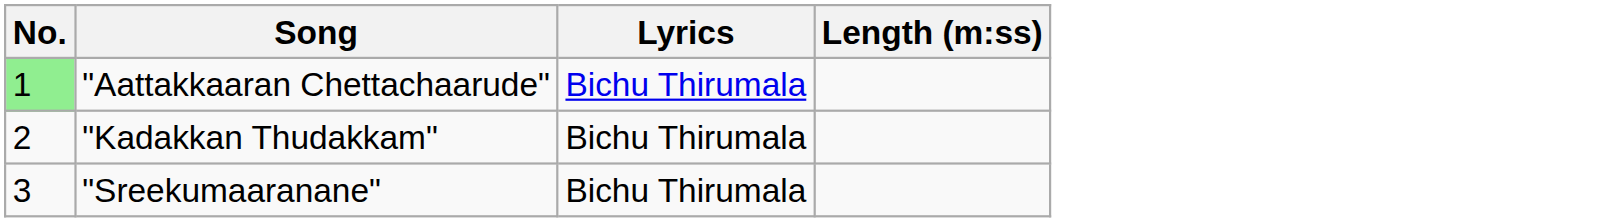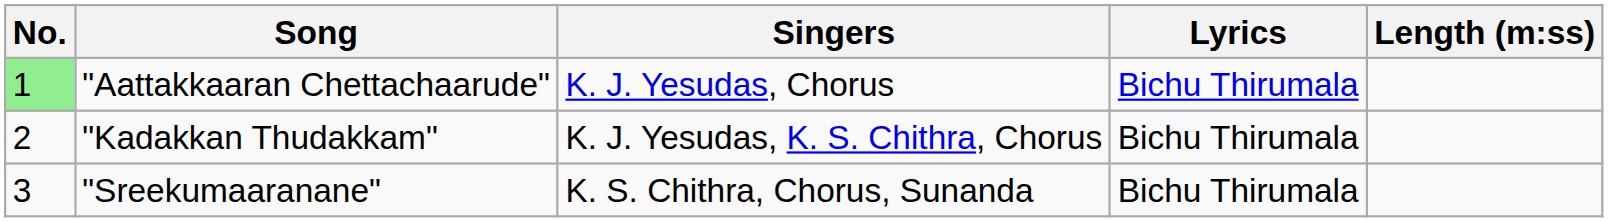+ column: (834, 32)
